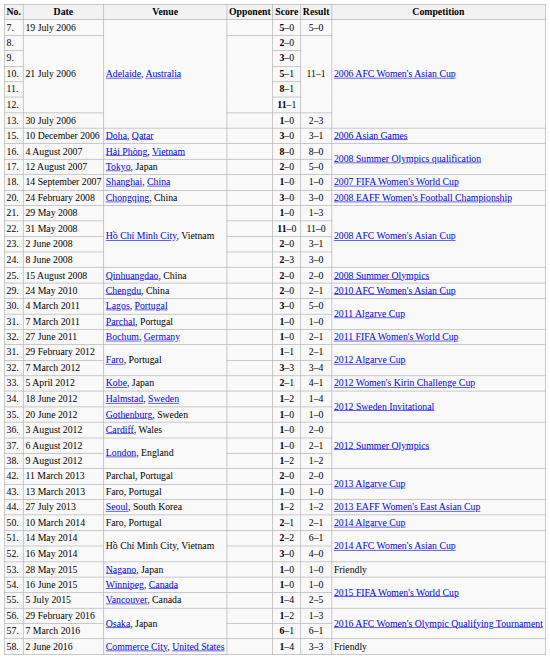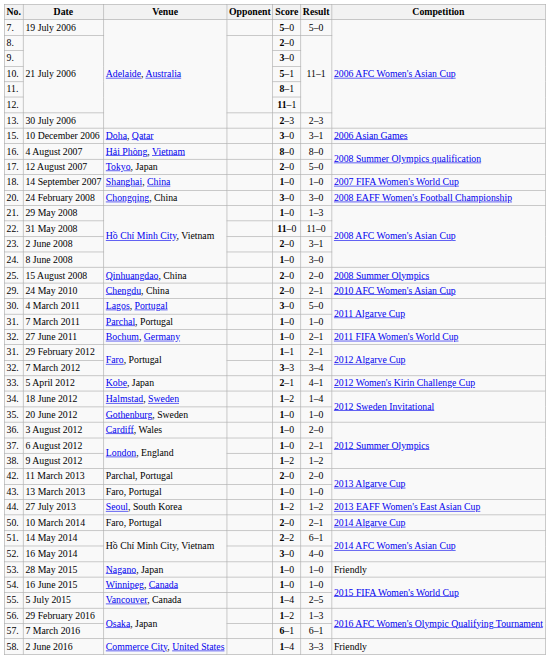(287, 120) 1–0 -> (287, 120) 2–3
(287, 259) 2–3 -> (287, 259) 1–0
(287, 523) 2–1 -> (287, 523) 2–0
